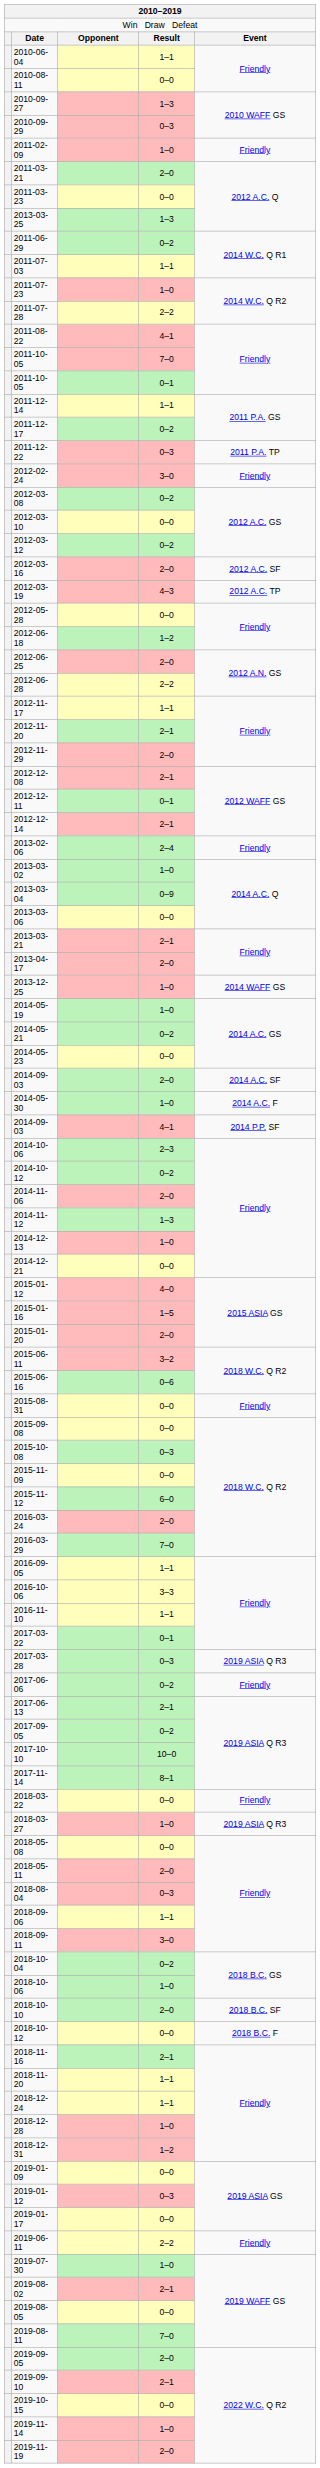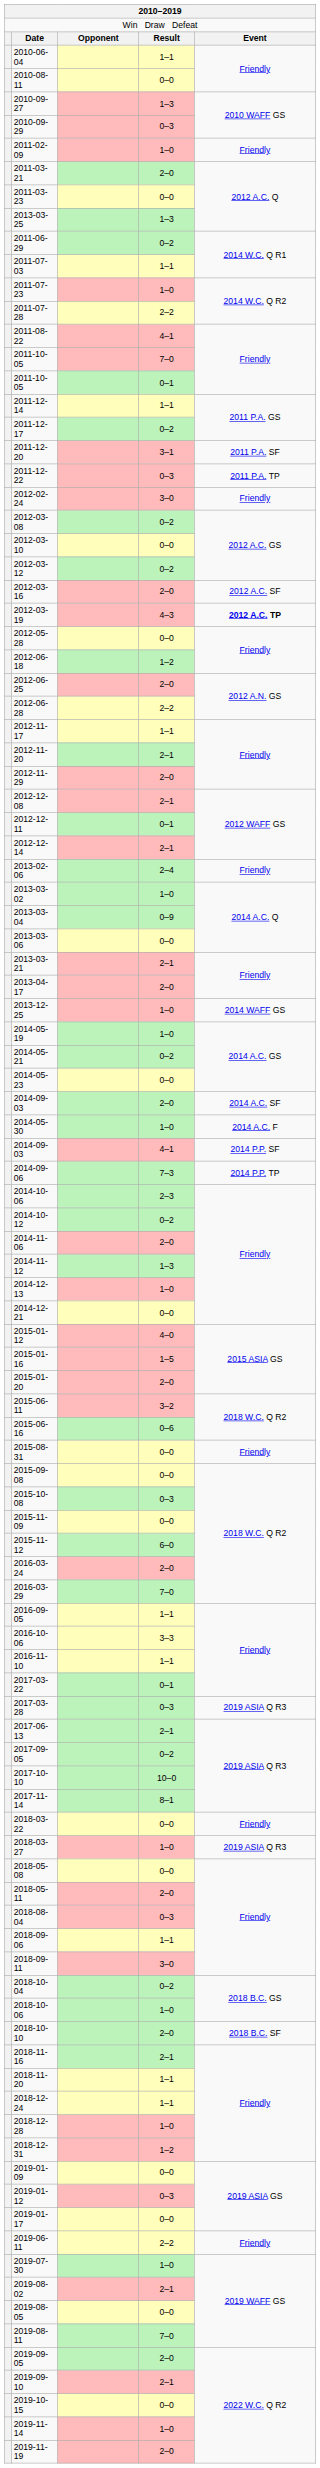+ row: (31, 453)
(255, 592) normal -> (255, 615) bold
+ row: (31, 1173)
- row: (31, 1685)
- row: (31, 2034)
